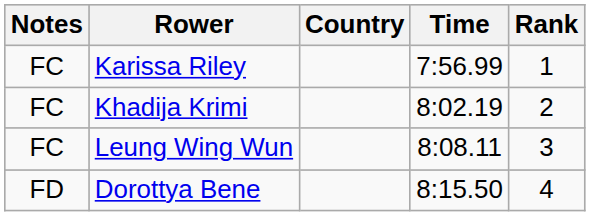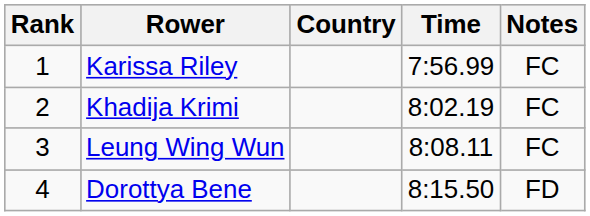columns swapped: (546, 25) <-> (47, 25)
